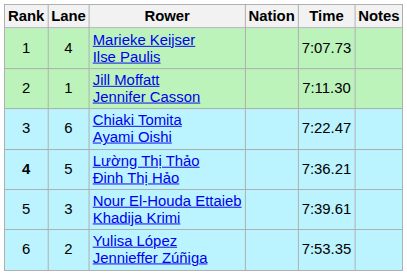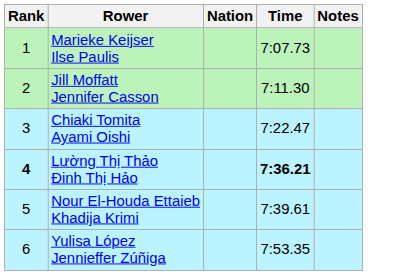- column: (69, 16)
(326, 169) normal -> (285, 169) bold
